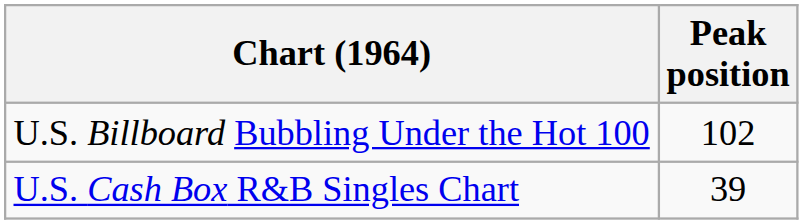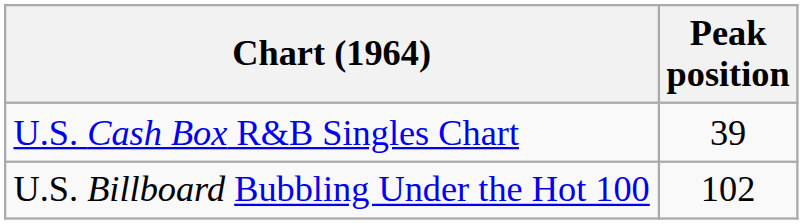rows swapped: (332, 131) <-> (266, 189)
